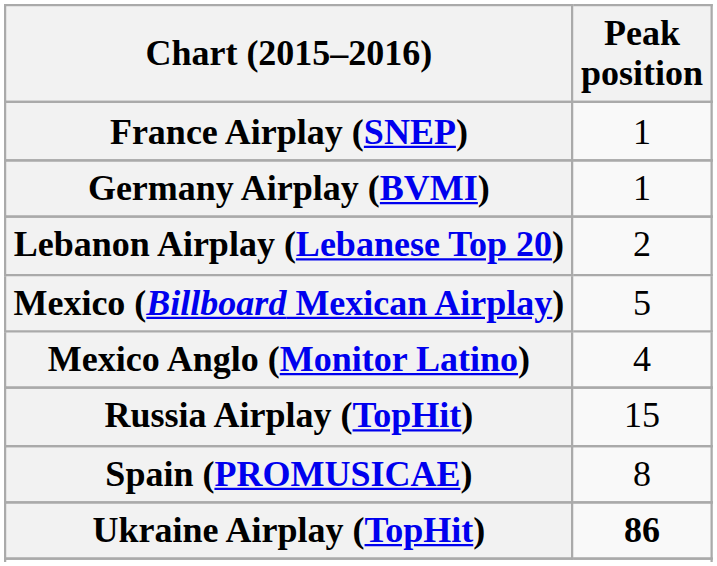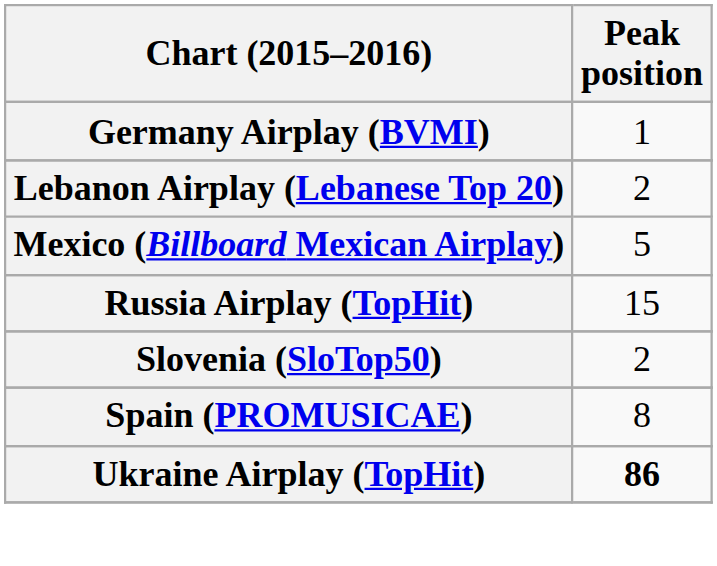- row: (289, 130)
- row: (289, 359)
+ row: (289, 359)
